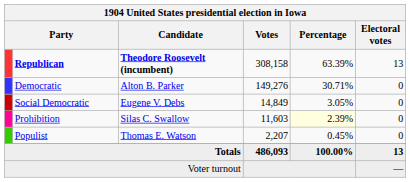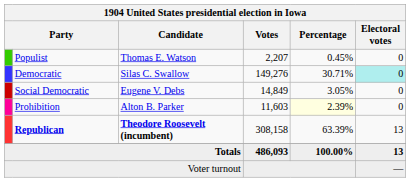rows swapped: (39, 63) <-> (31, 135)
(152, 86) Alton B. Parker -> (155, 74) Silas C. Swallow
(401, 86) no background -> (401, 74) paleturquoise background
(155, 119) Silas C. Swallow -> (152, 107) Alton B. Parker
